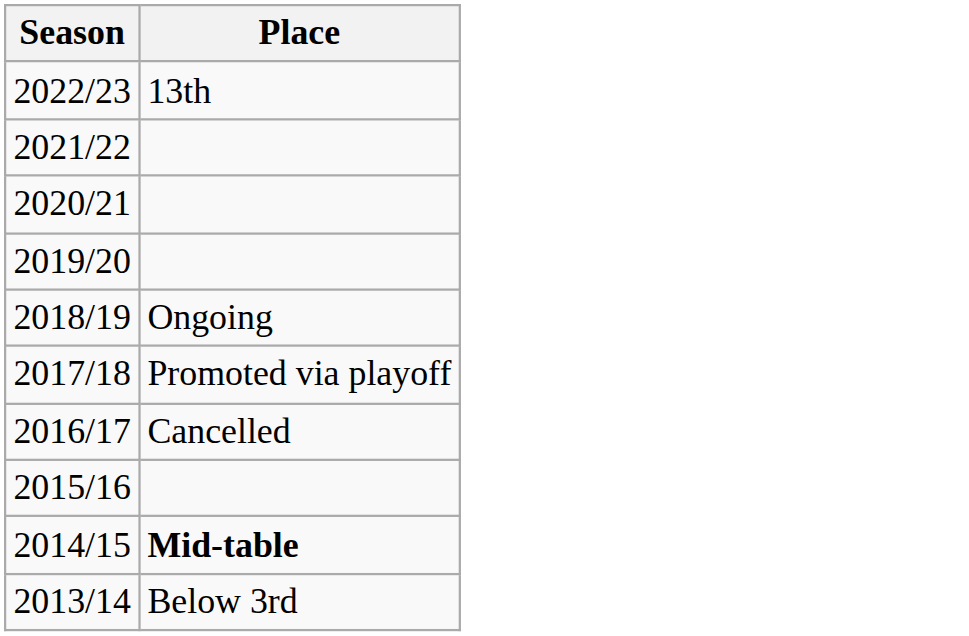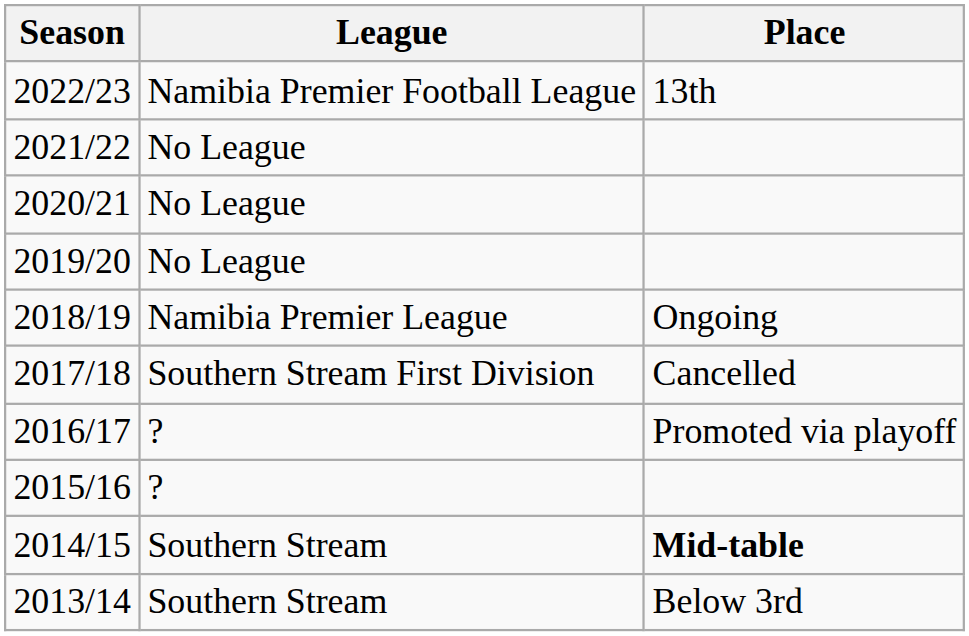+ column: (392, 32)
(299, 373) Promoted via playoff -> (724, 373) Cancelled
(219, 430) Cancelled -> (805, 430) Promoted via playoff
